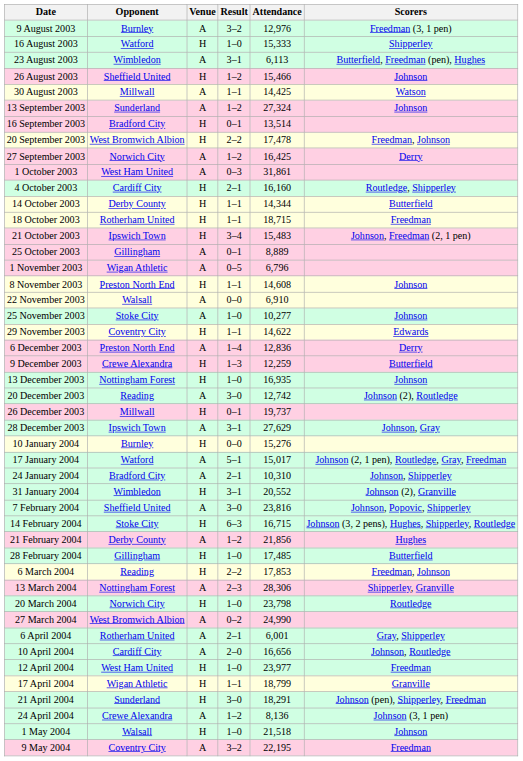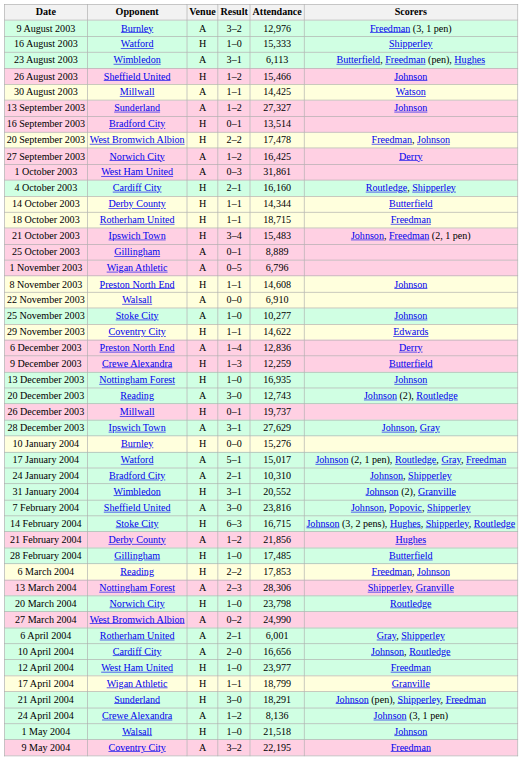(277, 108) 27,324 -> (277, 108) 27,327
(277, 396) 12,742 -> (277, 396) 12,743
